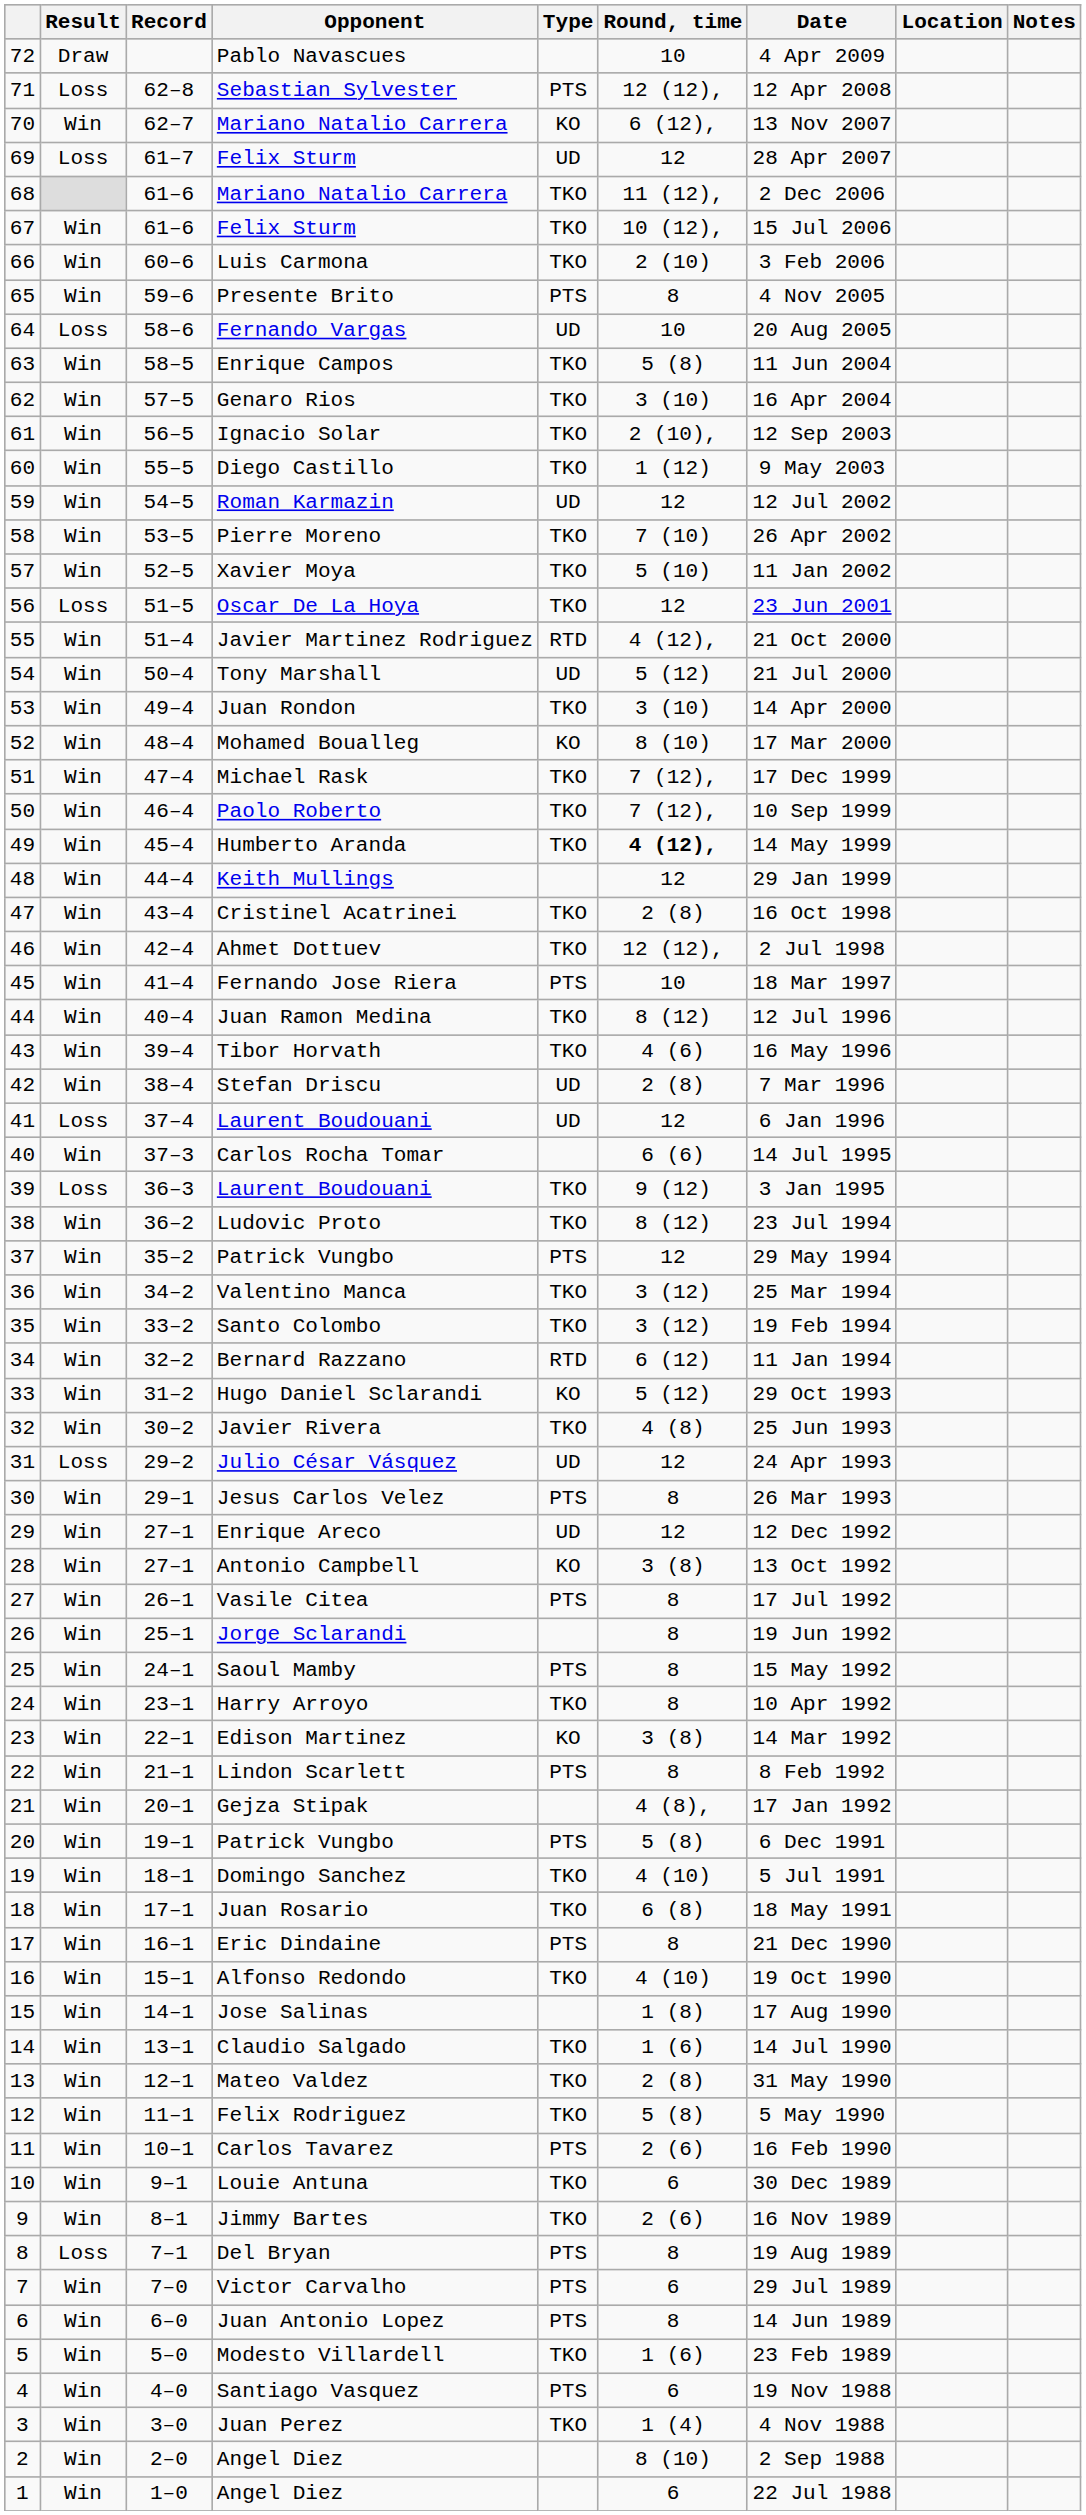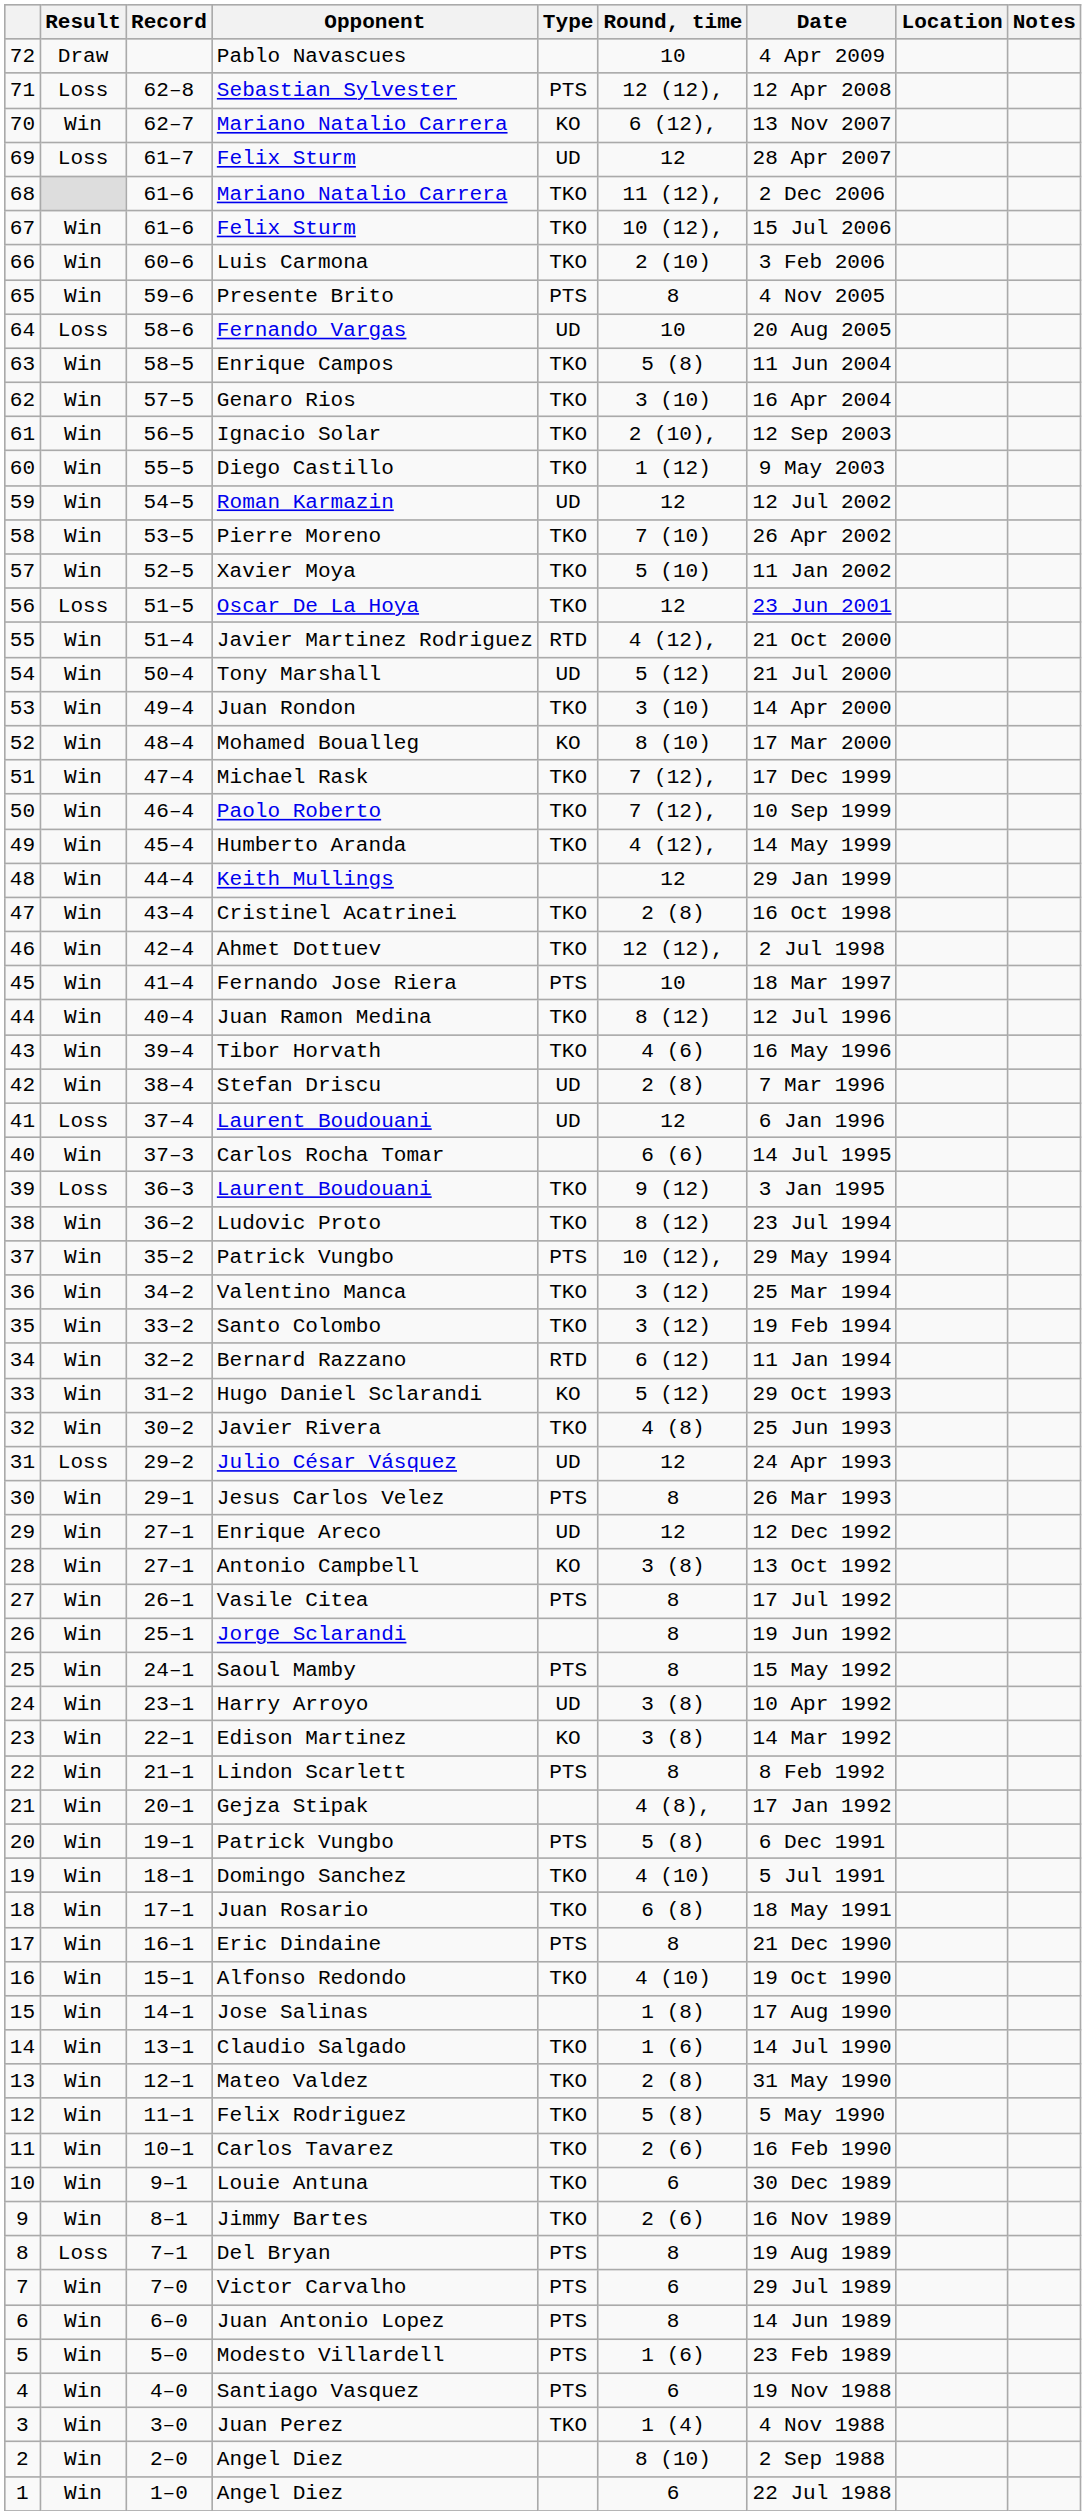(673, 846) bold -> (673, 846) normal
(673, 1258) 12 -> (673, 1258) 10 (12),
(568, 1704) TKO -> (568, 1704) UD
(673, 1704) 8 -> (673, 1704) 3 (8)
(568, 2150) PTS -> (568, 2150) TKO
(568, 2356) TKO -> (568, 2356) PTS
